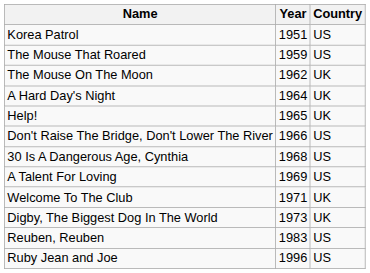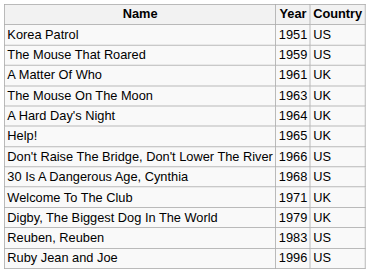+ row: (55, 75)
(293, 75) 1962 -> (293, 95) 1963
- row: (62, 177)
(293, 217) 1973 -> (293, 217) 1979
